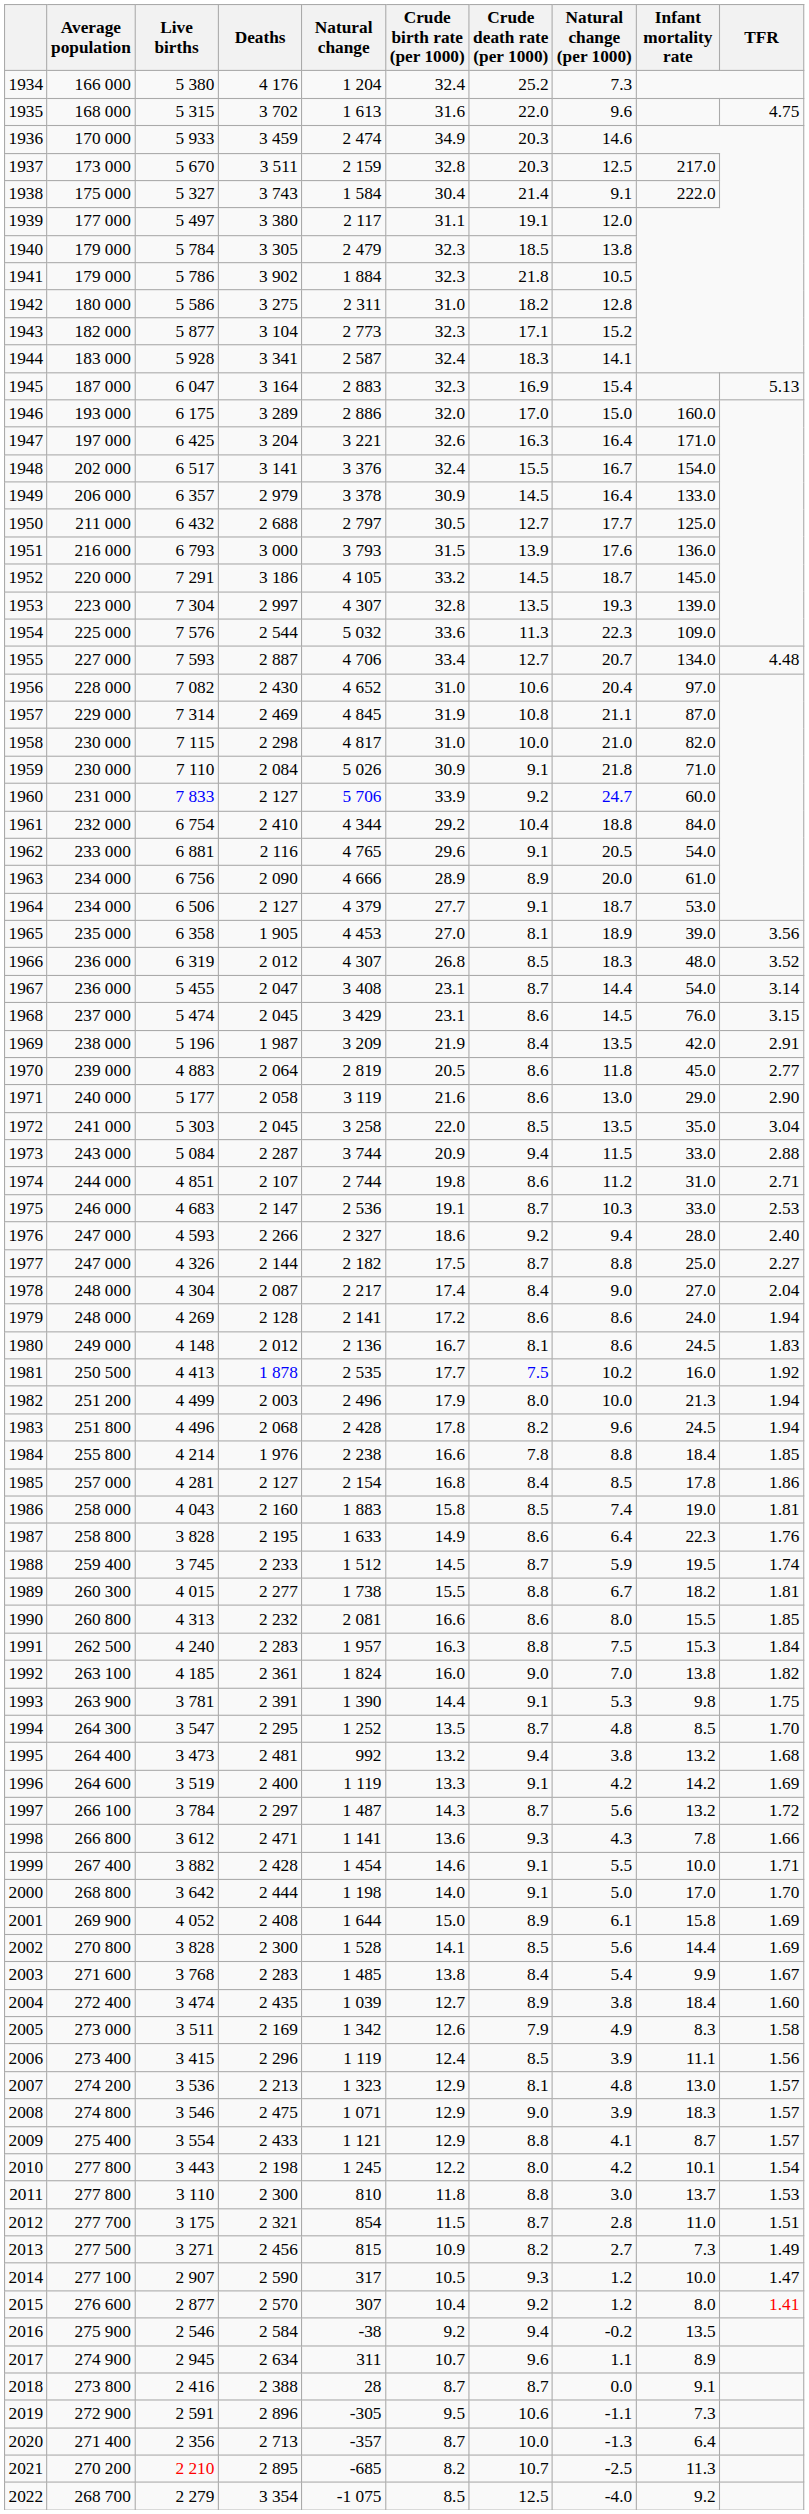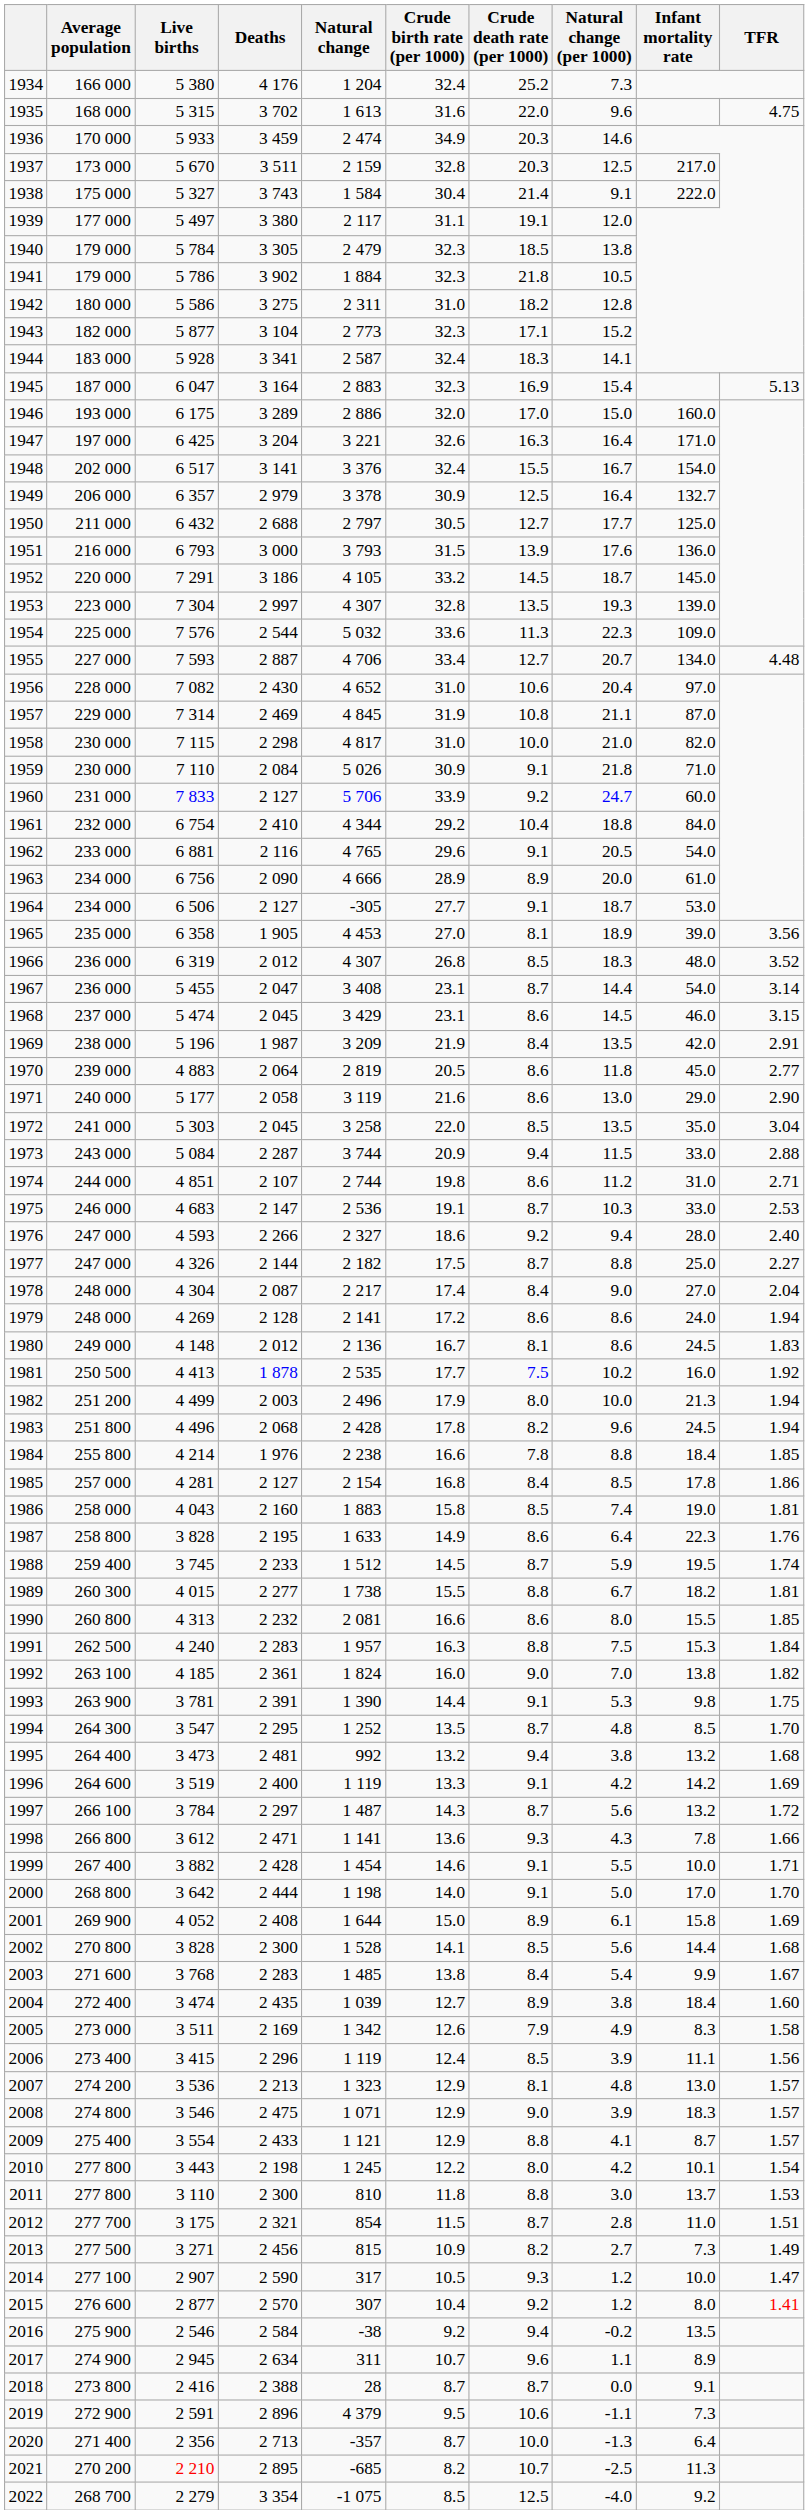(533, 495) 14.5 -> (533, 495) 12.5
(696, 495) 133.0 -> (696, 495) 132.7
(362, 906) 4 379 -> (366, 906) -305
(701, 1016) 76.0 -> (701, 1016) 46.0
(784, 1948) 1.69 -> (784, 1948) 1.68
(366, 2413) -305 -> (362, 2413) 4 379
